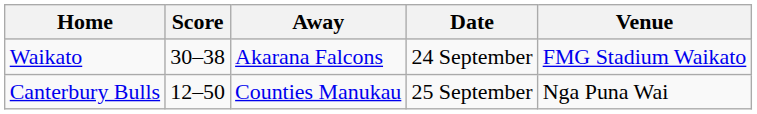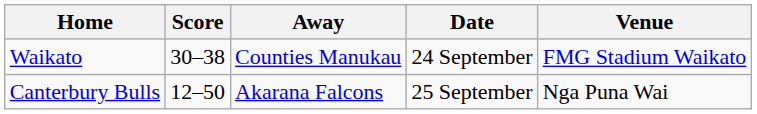(309, 56) Akarana Falcons -> (318, 56) Counties Manukau
(318, 91) Counties Manukau -> (309, 91) Akarana Falcons
